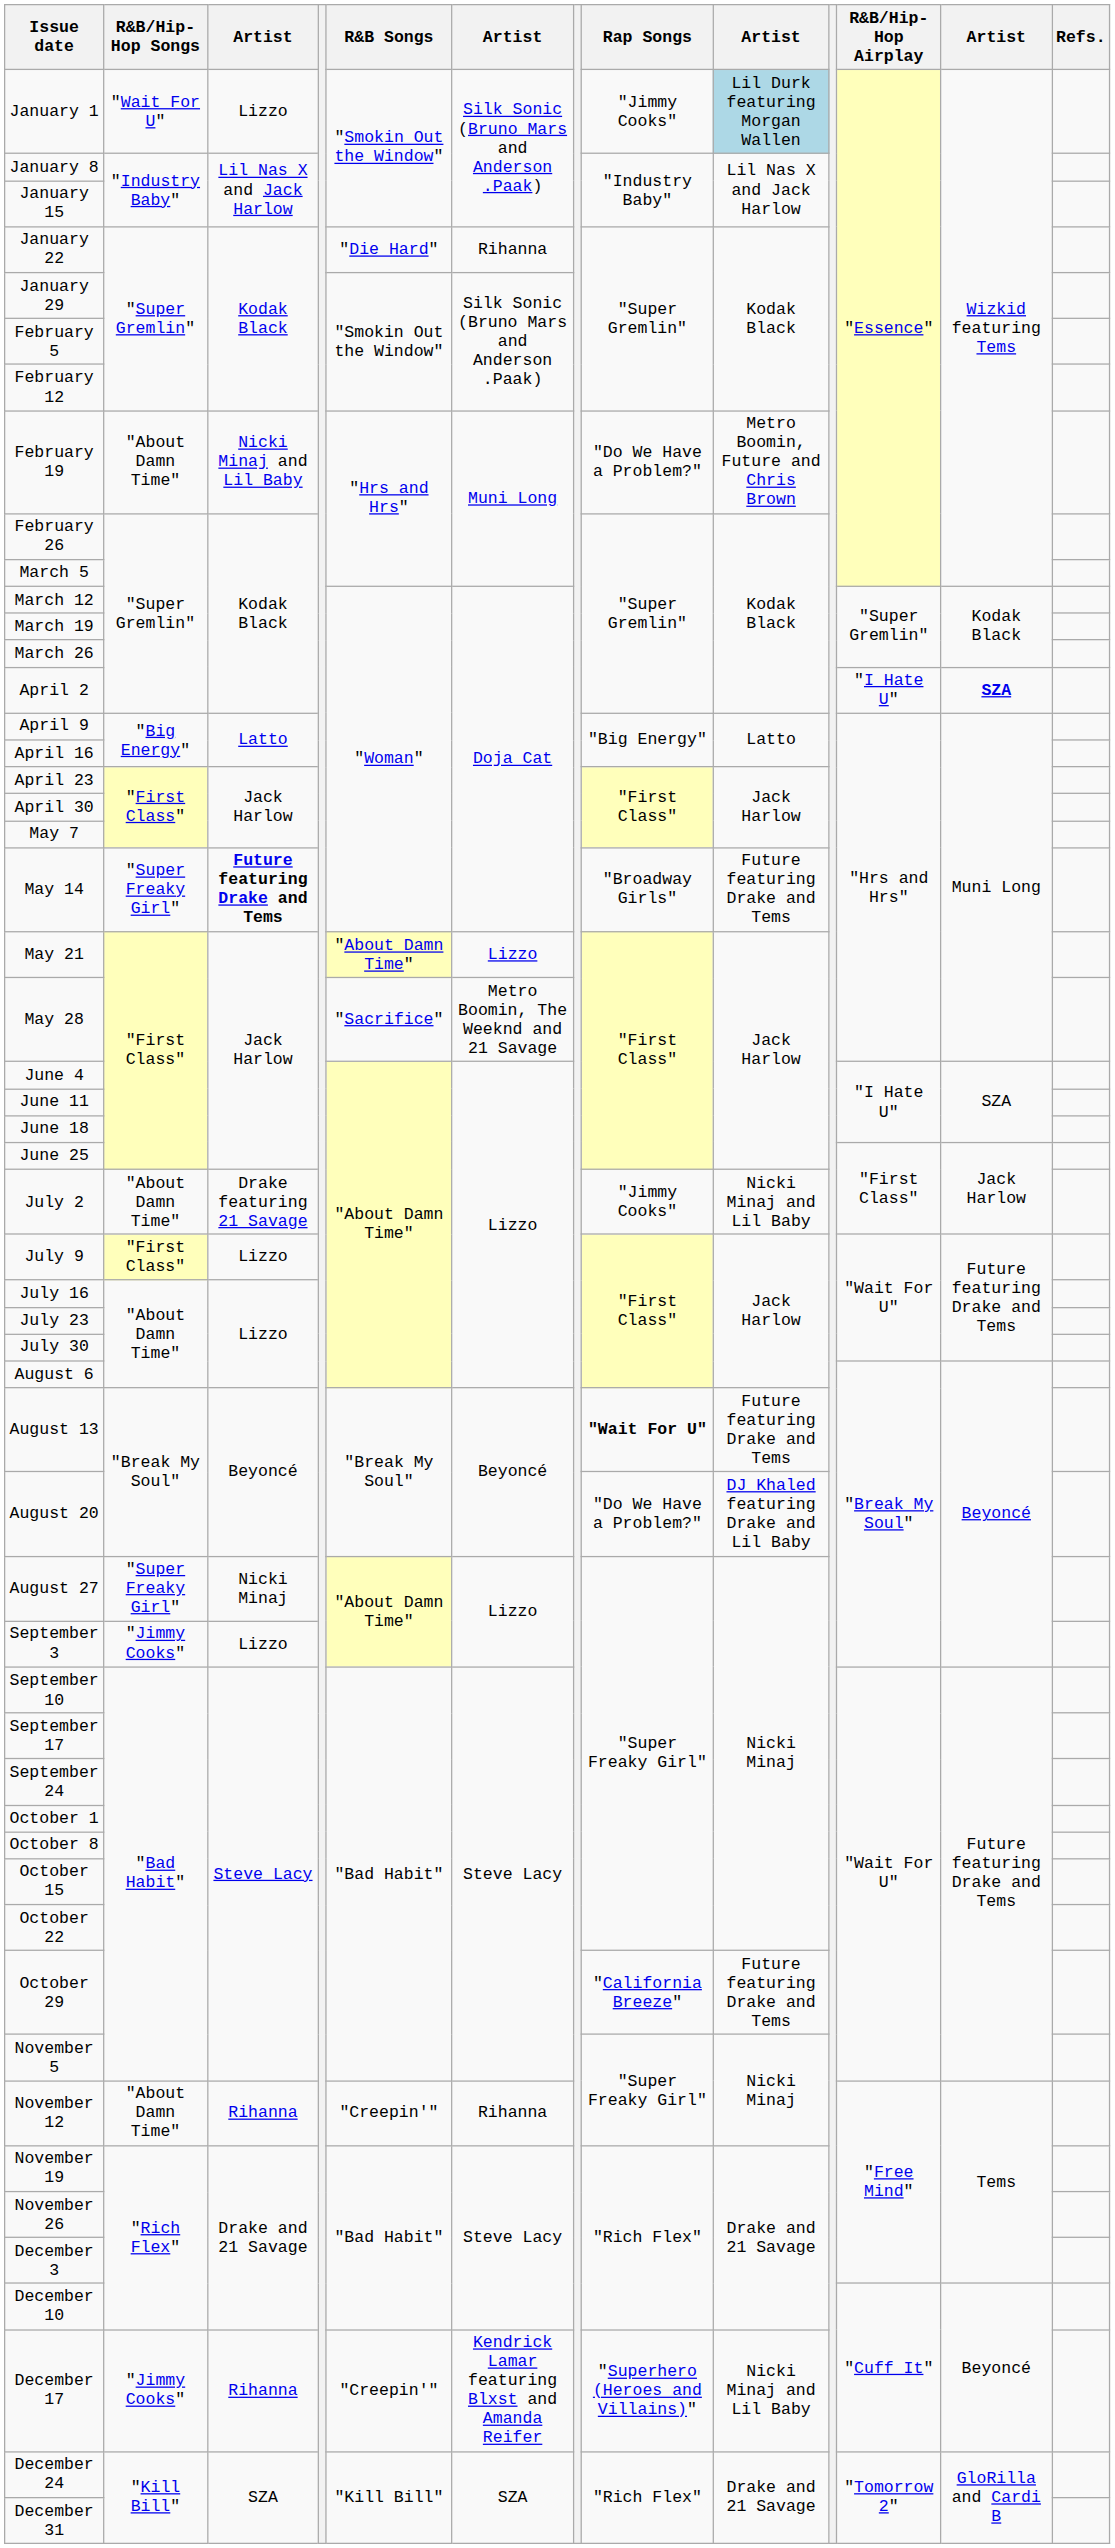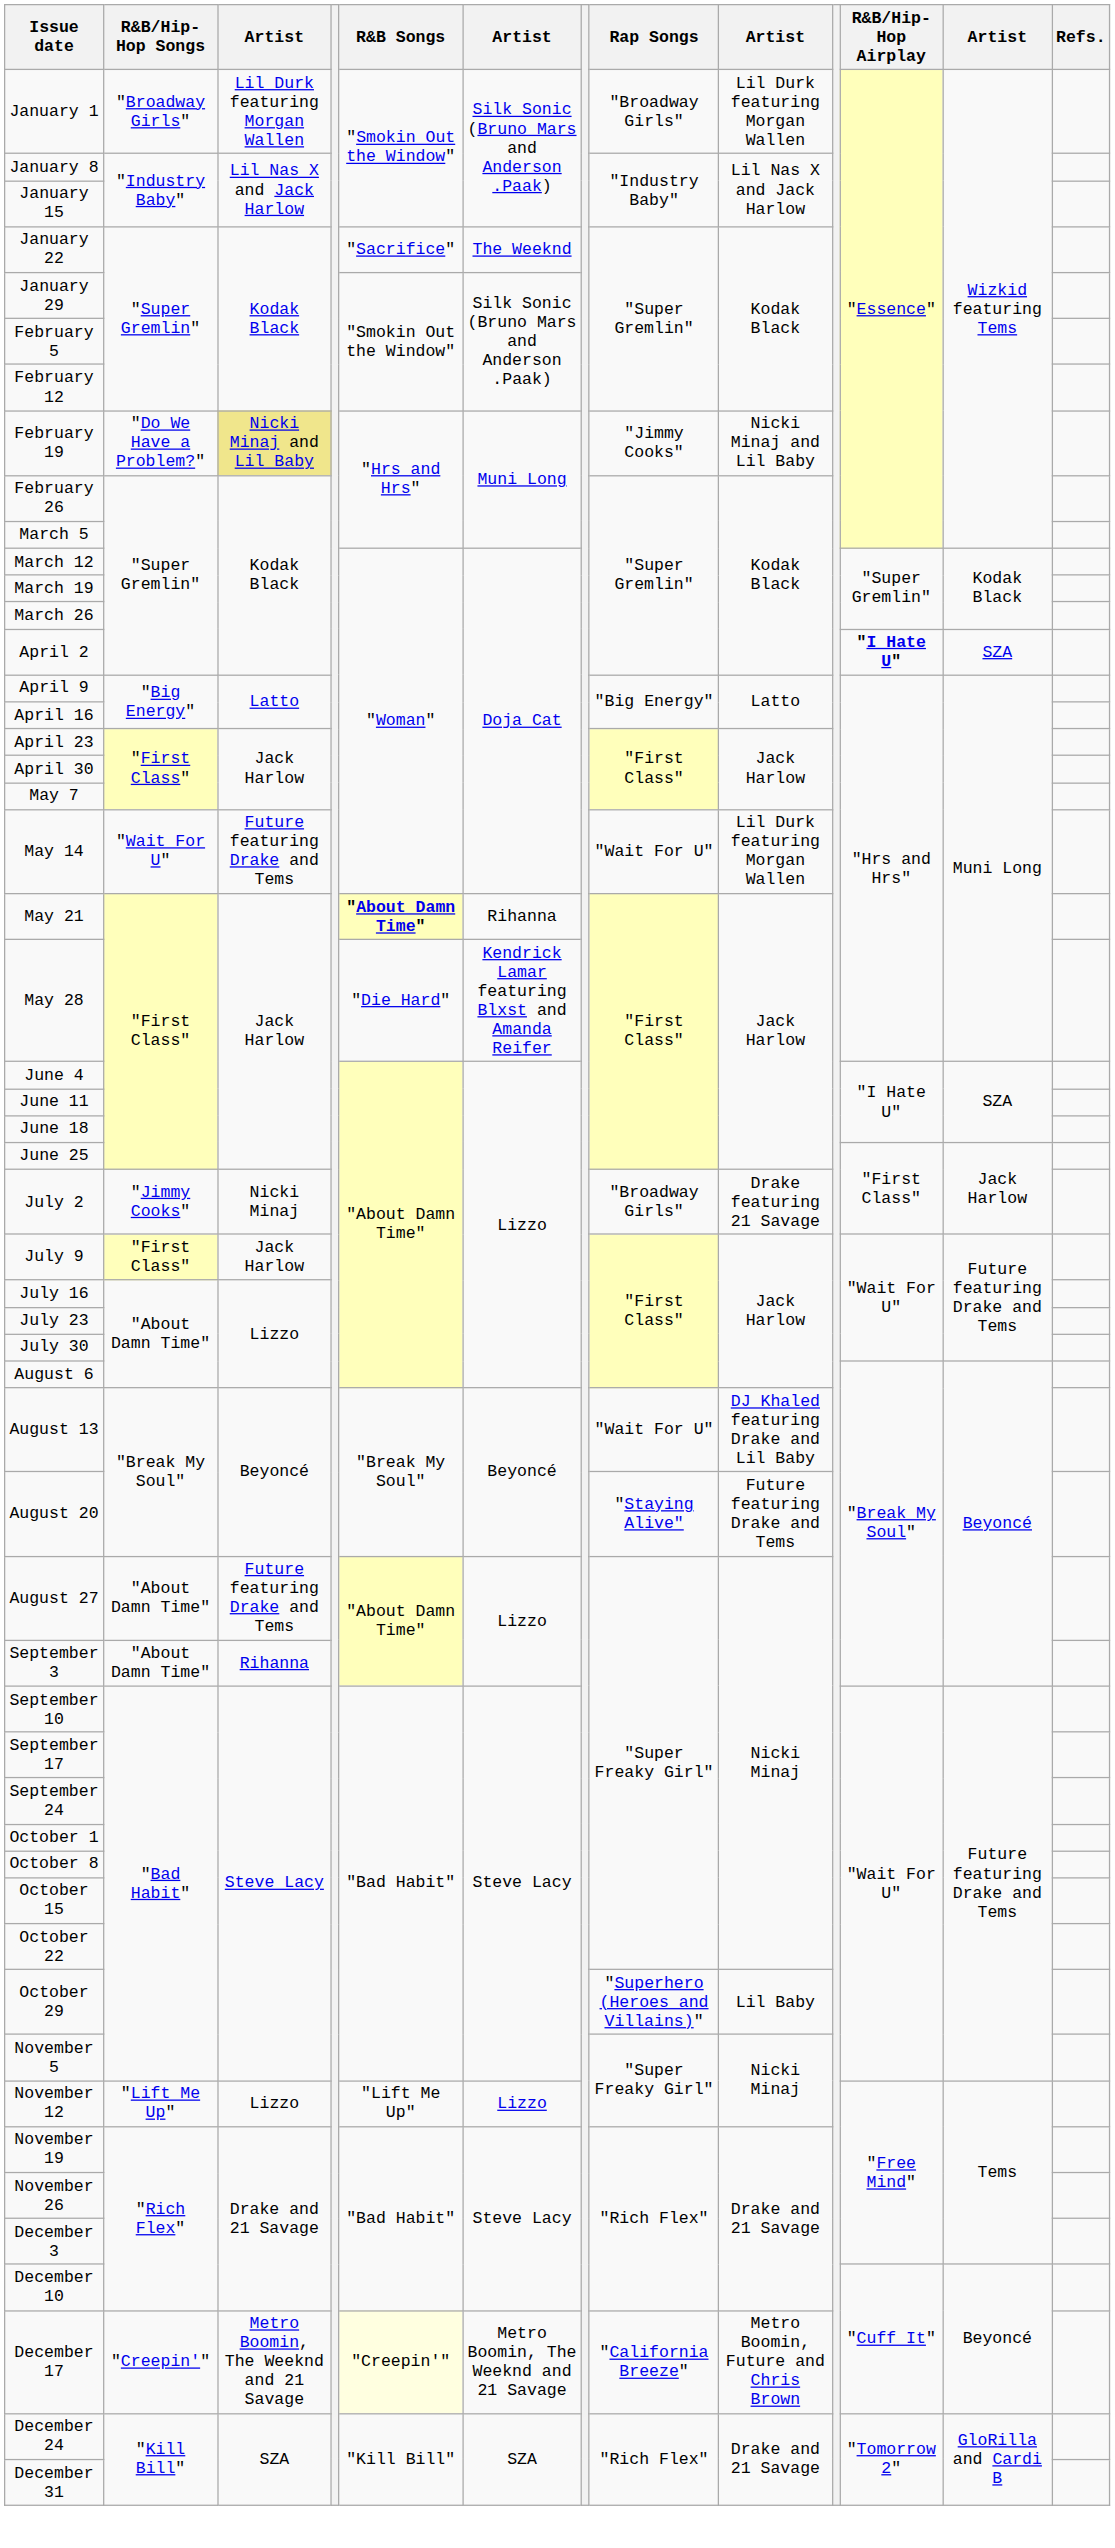(155, 112) "Wait For U" -> (160, 112) "Broadway Girls"
(263, 112) Lizzo -> (274, 112) Lil Durk featuring Morgan Wallen
(647, 112) "Jimmy Cooks" -> (654, 112) "Broadway Girls"
(771, 112) lightblue background -> (775, 112) no background
(389, 250) "Die Hard" -> (401, 250) "Sacrifice"
(513, 250) Rihanna -> (522, 250) The Weeknd
(155, 462) "About Damn Time" -> (160, 443) "Do We Have a Problem?"
(263, 462) no background -> (274, 443) khaki background
(647, 462) "Do We Have a Problem?" -> (654, 443) "Jimmy Cooks"
(771, 462) Metro Boomin, Future and Chris Brown -> (775, 443) Nicki Minaj and Lil Baby
(889, 690) normal -> (891, 652) bold
(996, 690) bold -> (997, 652) normal
(155, 890) "Super Freaky Girl" -> (160, 852) "Wait For U"
(263, 890) bold -> (274, 852) normal
(647, 890) "Broadway Girls" -> (654, 852) "Wait For U"
(771, 890) Future featuring Drake and Tems -> (775, 852) Lil Durk featuring Morgan Wallen
(389, 955) normal -> (401, 917) bold
(513, 955) Lizzo -> (522, 917) Rihanna
(389, 1020) "Sacrifice" -> (401, 1001) "Die Hard"
(513, 1020) Metro Boomin, The Weeknd and 21 Savage -> (522, 1001) Kendrick Lamar featuring Blxst and Amanda Reifer
(155, 1202) "About Damn Time" -> (160, 1202) "Jimmy Cooks"
(263, 1202) Drake featuring 21 Savage -> (274, 1202) Nicki Minaj
(647, 1202) "Jimmy Cooks" -> (654, 1202) "Broadway Girls"
(771, 1202) Nicki Minaj and Lil Baby -> (775, 1202) Drake featuring 21 Savage
(263, 1257) Lizzo -> (274, 1257) Jack Harlow
(647, 1430) bold -> (654, 1430) normal
(771, 1430) Future featuring Drake and Tems -> (775, 1430) DJ Khaled featuring Drake and Lil Baby
(647, 1514) "Do We Have a Problem?" -> (654, 1514) "Staying Alive"
(771, 1514) DJ Khaled featuring Drake and Lil Baby -> (775, 1514) Future featuring Drake and Tems
(155, 1589) "Super Freaky Girl" -> (160, 1598) "About Damn Time"
(263, 1589) Nicki Minaj -> (274, 1598) Future featuring Drake and Tems
(155, 1644) "Jimmy Cooks" -> (160, 1663) "About Damn Time"
(263, 1644) Lizzo -> (274, 1663) Rihanna
(647, 1993) "California Breeze" -> (654, 2002) "Superhero (Heroes and Villains)"
(771, 1993) Future featuring Drake and Tems -> (775, 2002) Lil Baby
(155, 2113) "About Damn Time" -> (160, 2104) "Lift Me Up"
(263, 2113) Rihanna -> (274, 2104) Lizzo
(389, 2113) "Creepin'" -> (401, 2104) "Lift Me Up"
(513, 2113) Rihanna -> (522, 2104) Lizzo
(155, 2391) "Jimmy Cooks" -> (160, 2362) "Creepin'"
(263, 2391) Rihanna -> (274, 2362) Metro Boomin, The Weeknd and 21 Savage
(389, 2391) no background -> (401, 2362) lightyellow background
(513, 2391) Kendrick Lamar featuring Blxst and Amanda Reifer -> (522, 2362) Metro Boomin, The Weeknd and 21 Savage
(647, 2391) "Superhero (Heroes and Villains)" -> (654, 2362) "California Breeze"
(771, 2391) Nicki Minaj and Lil Baby -> (775, 2362) Metro Boomin, Future and Chris Brown
